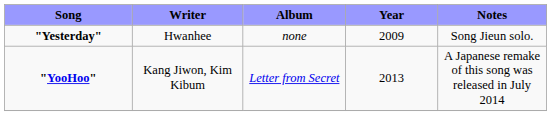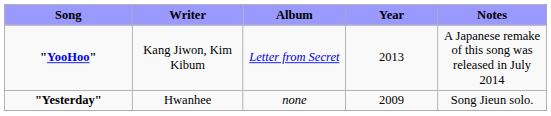rows swapped: (68, 35) <-> (68, 78)
